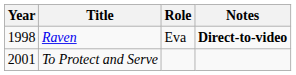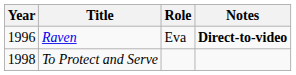(22, 37) 1998 -> (22, 37) 1996
(22, 59) 2001 -> (22, 59) 1998
